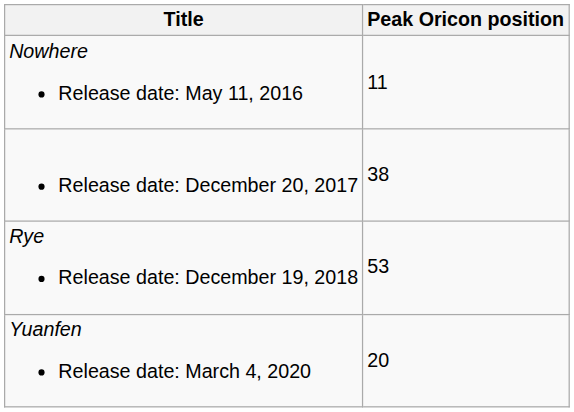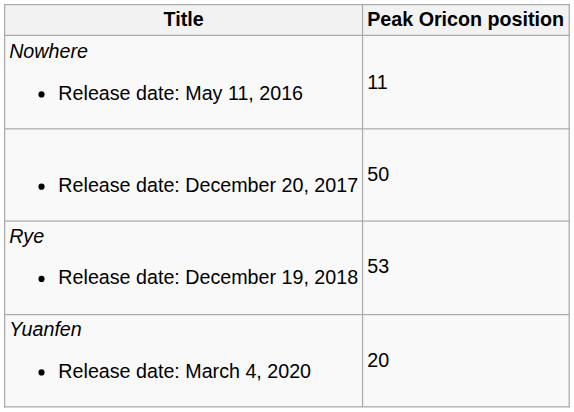(378, 174) 38 -> (378, 174) 50
